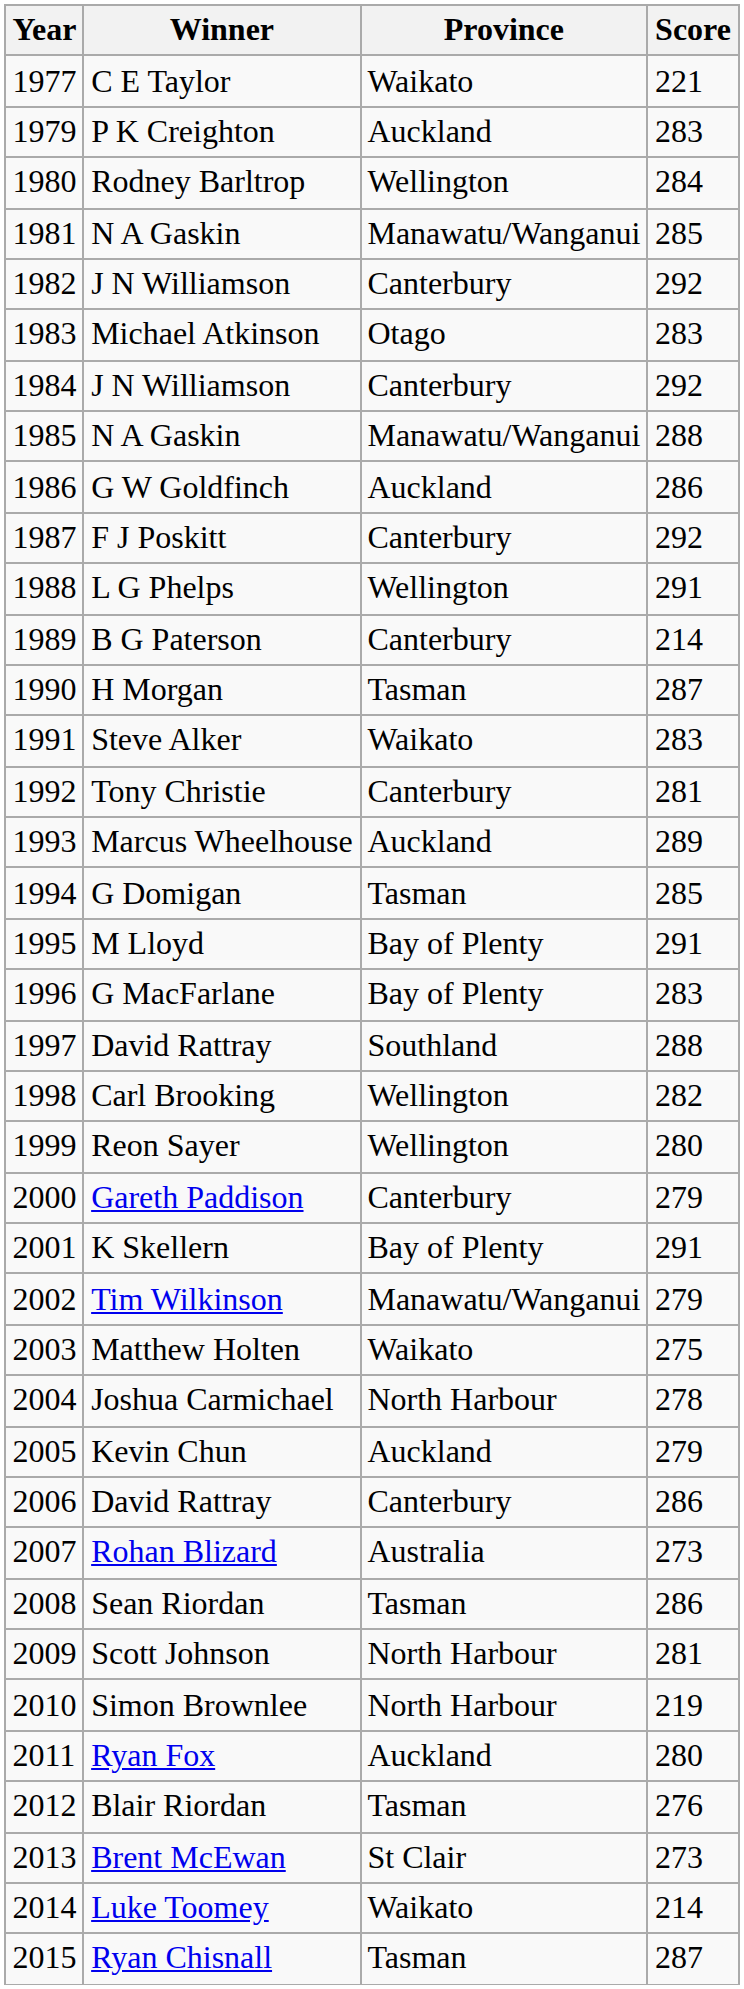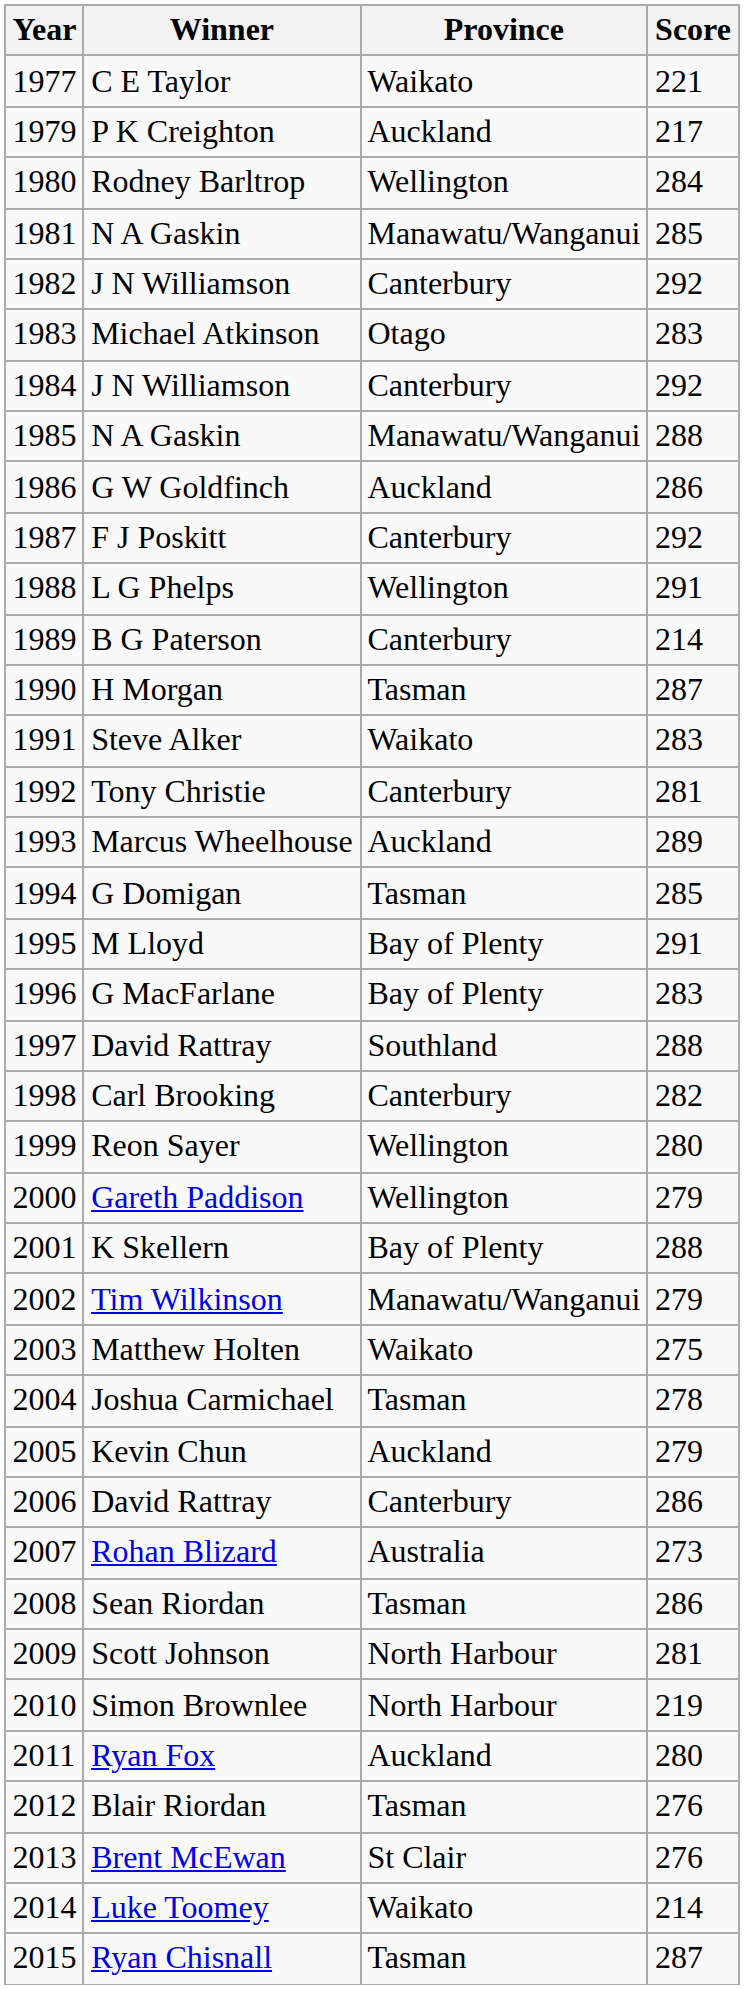(679, 131) 283 -> (679, 131) 217
(438, 1095) Wellington -> (439, 1095) Canterbury
(439, 1197) Canterbury -> (438, 1197) Wellington
(679, 1247) 291 -> (679, 1247) 288
(462, 1400) North Harbour -> (417, 1400) Tasman
(679, 1856) 273 -> (679, 1856) 276
